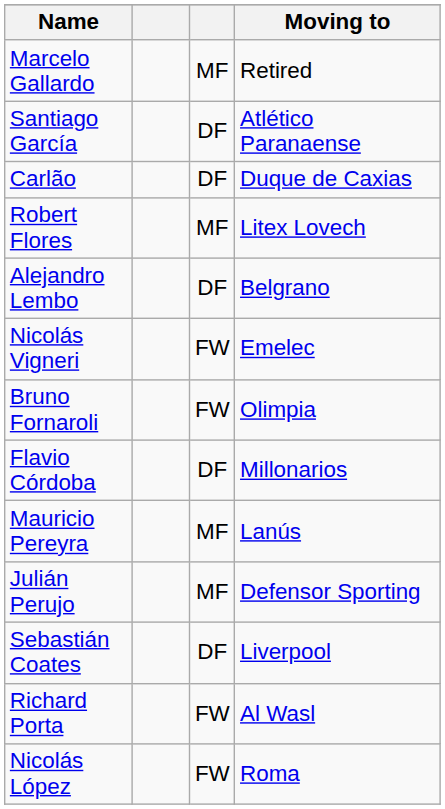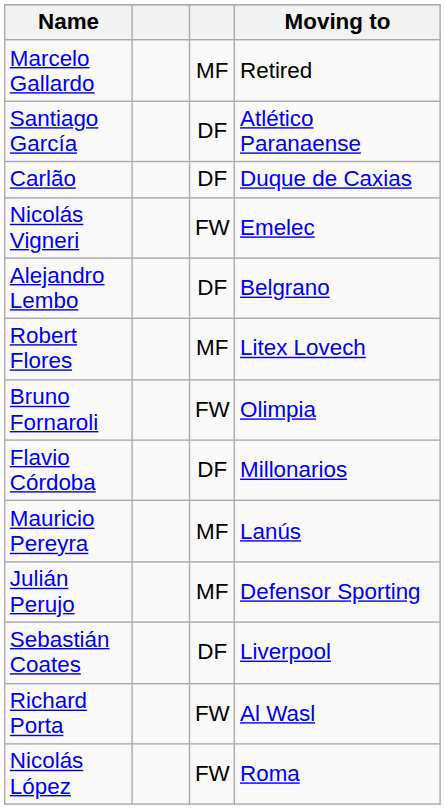rows swapped: (43, 227) <-> (47, 348)
